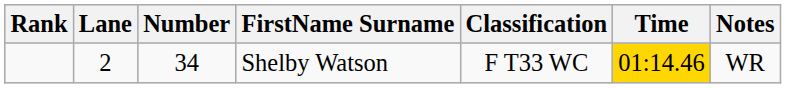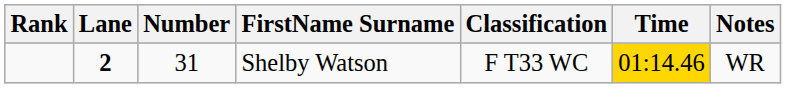(105, 62) normal -> (105, 62) bold
(187, 62) 34 -> (187, 62) 31
